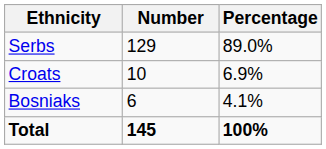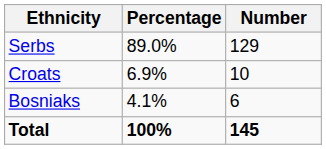columns swapped: (171, 18) <-> (270, 18)
